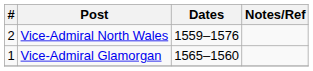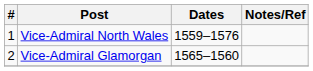(11, 35) 2 -> (11, 35) 1
(11, 55) 1 -> (11, 55) 2
